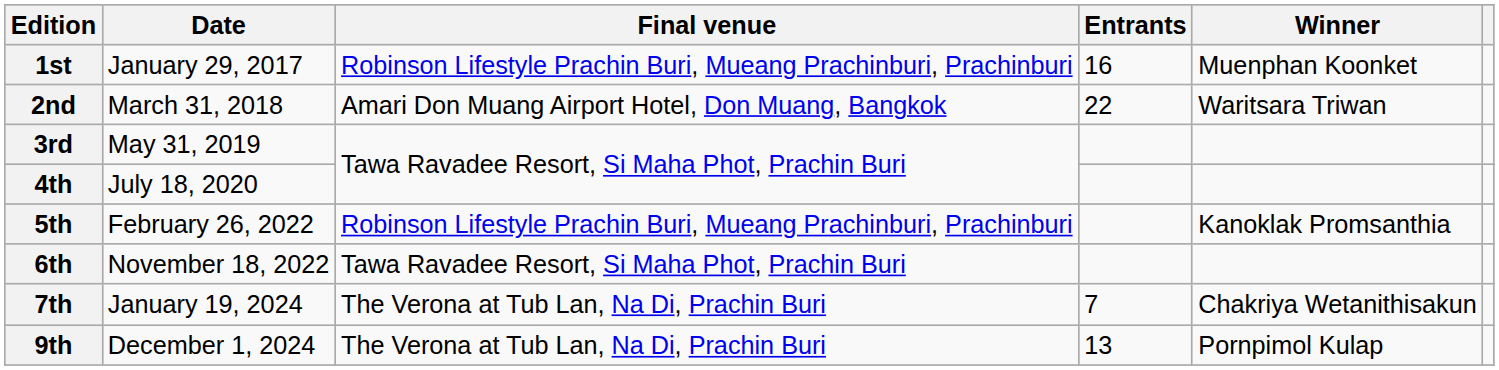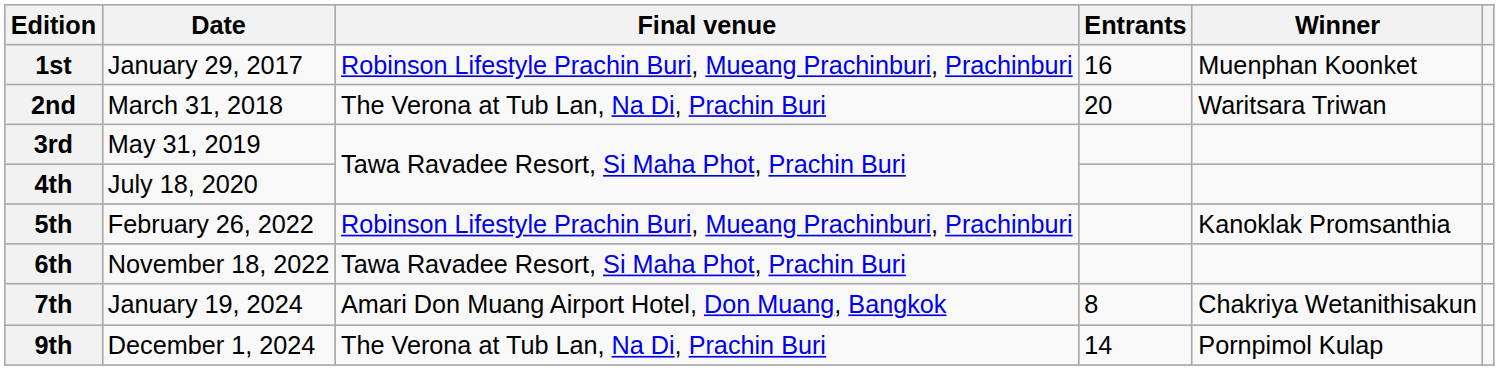(644, 105) Amari Don Muang Airport Hotel, Don Muang, Bangkok -> (584, 105) The Verona at Tub Lan, Na Di, Prachin Buri
(1098, 105) 22 -> (1098, 105) 20
(584, 305) The Verona at Tub Lan, Na Di, Prachin Buri -> (644, 305) Amari Don Muang Airport Hotel, Don Muang, Bangkok
(1091, 305) 7 -> (1091, 305) 8
(1098, 345) 13 -> (1098, 345) 14
